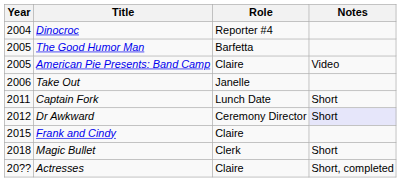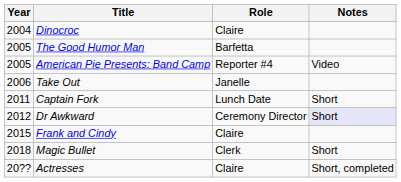(244, 30) Reporter #4 -> (229, 30) Claire
(229, 64) Claire -> (244, 64) Reporter #4
